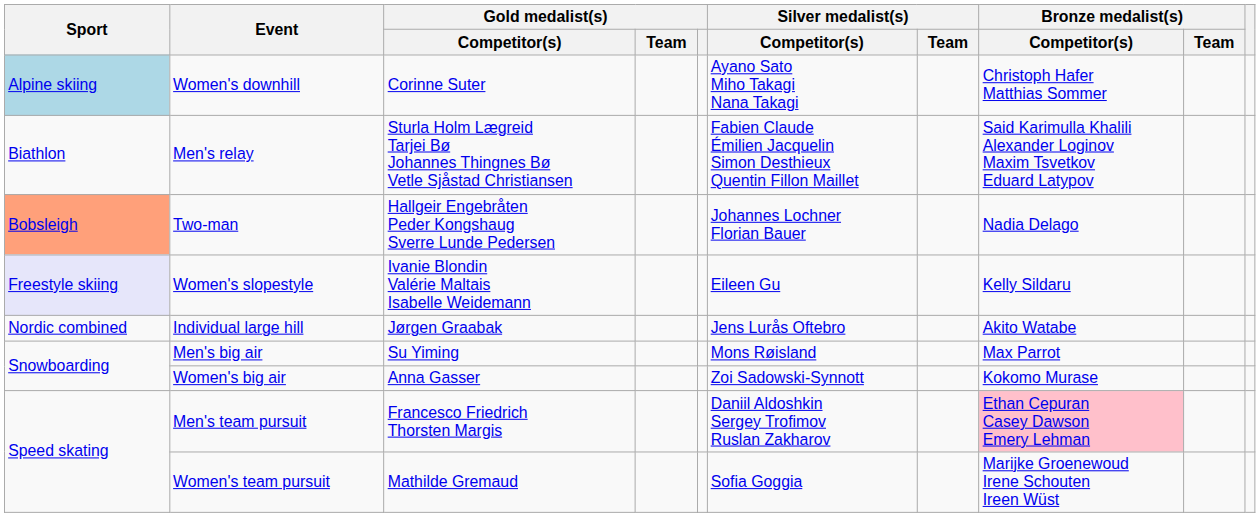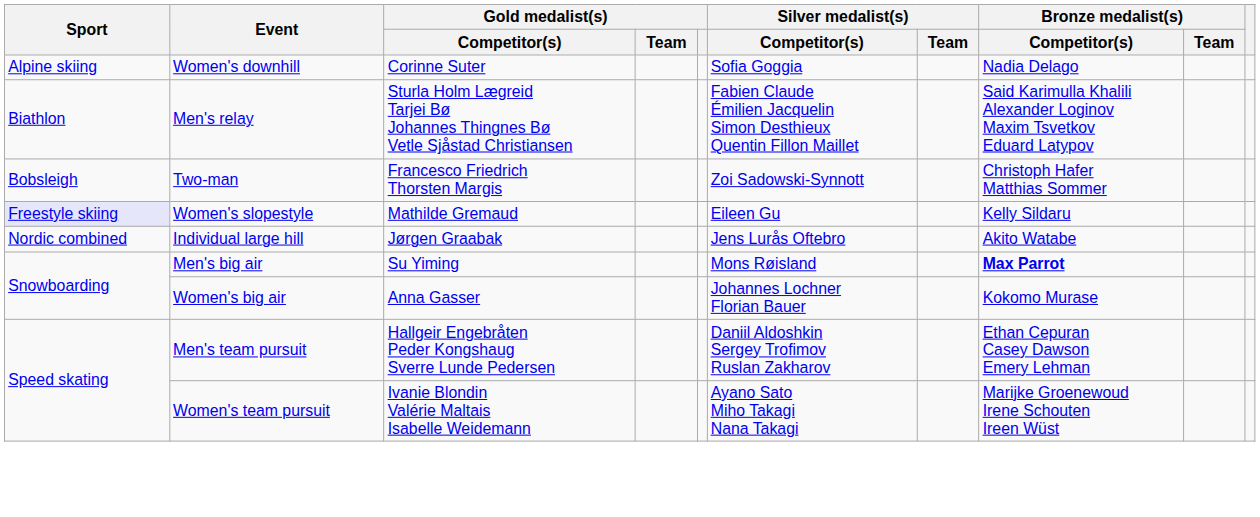(53, 85) lightblue background -> (53, 67) no background
(755, 85) Ayano Sato Miho Takagi Nana Takagi -> (756, 67) Sofia Goggia
(1045, 85) Christoph Hafer Matthias Sommer -> (1031, 67) Nadia Delago
(43, 224) lightsalmon background -> (43, 179) no background
(471, 224) Hallgeir Engebråten Peder Kongshaug Sverre Lunde Pedersen -> (458, 179) Francesco Friedrich Thorsten Margis
(776, 224) Johannes Lochner Florian Bauer -> (787, 179) Zoi Sadowski-Synnott
(1031, 224) Nadia Delago -> (1045, 179) Christoph Hafer Matthias Sommer
(459, 285) Ivanie Blondin Valérie Maltais Isabelle Weidemann -> (453, 213) Mathilde Gremaud
(1021, 353) normal -> (1024, 264) bold
(787, 378) Zoi Sadowski-Synnott -> (776, 298) Johannes Lochner Florian Bauer
(458, 421) Francesco Friedrich Thorsten Margis -> (471, 350) Hallgeir Engebråten Peder Kongshaug Sverre Lunde Pedersen
(1036, 421) pink background -> (1036, 350) no background
(453, 482) Mathilde Gremaud -> (459, 410) Ivanie Blondin Valérie Maltais Isabelle Weidemann
(756, 482) Sofia Goggia -> (755, 410) Ayano Sato Miho Takagi Nana Takagi
